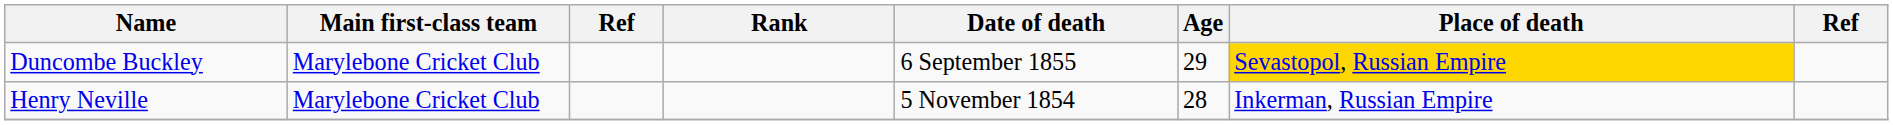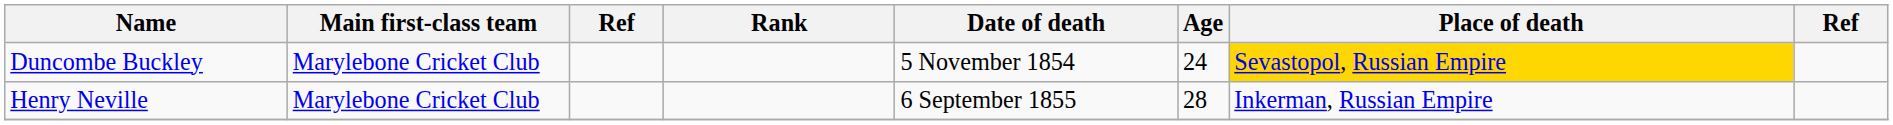(988, 61) 6 September 1855 -> (988, 61) 5 November 1854
(1195, 61) 29 -> (1195, 61) 24
(988, 100) 5 November 1854 -> (988, 100) 6 September 1855
